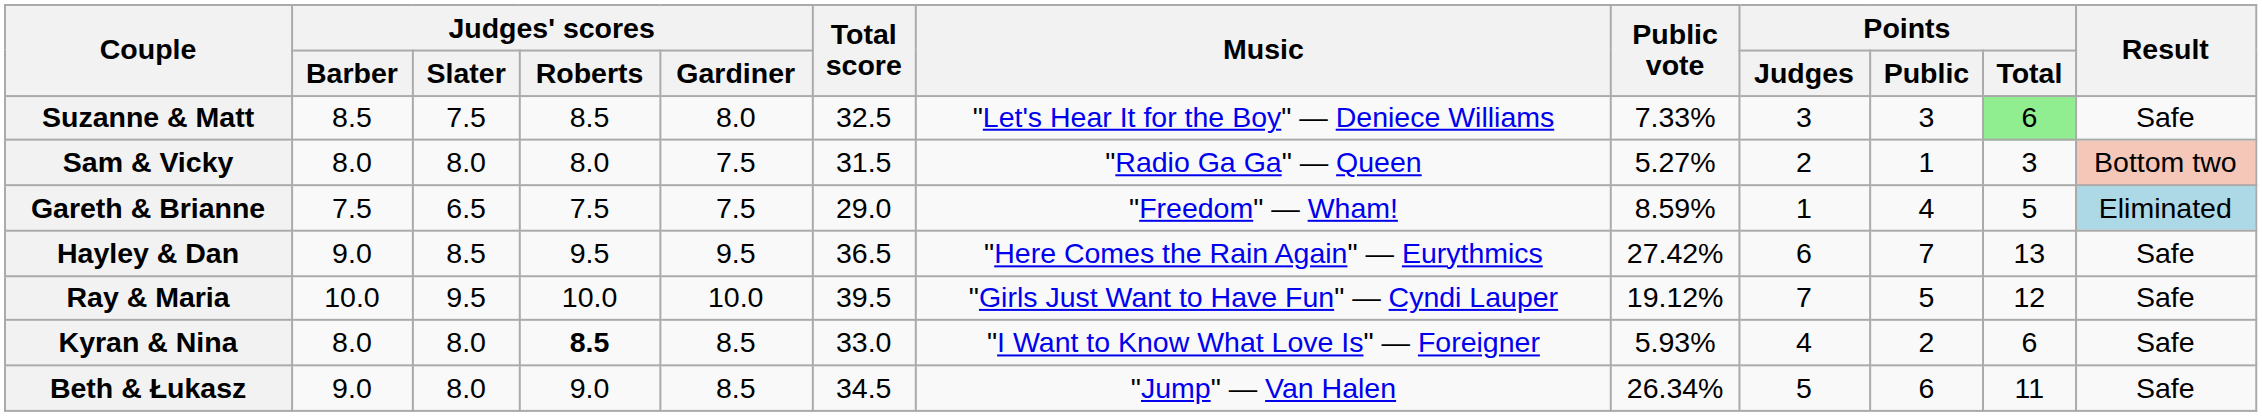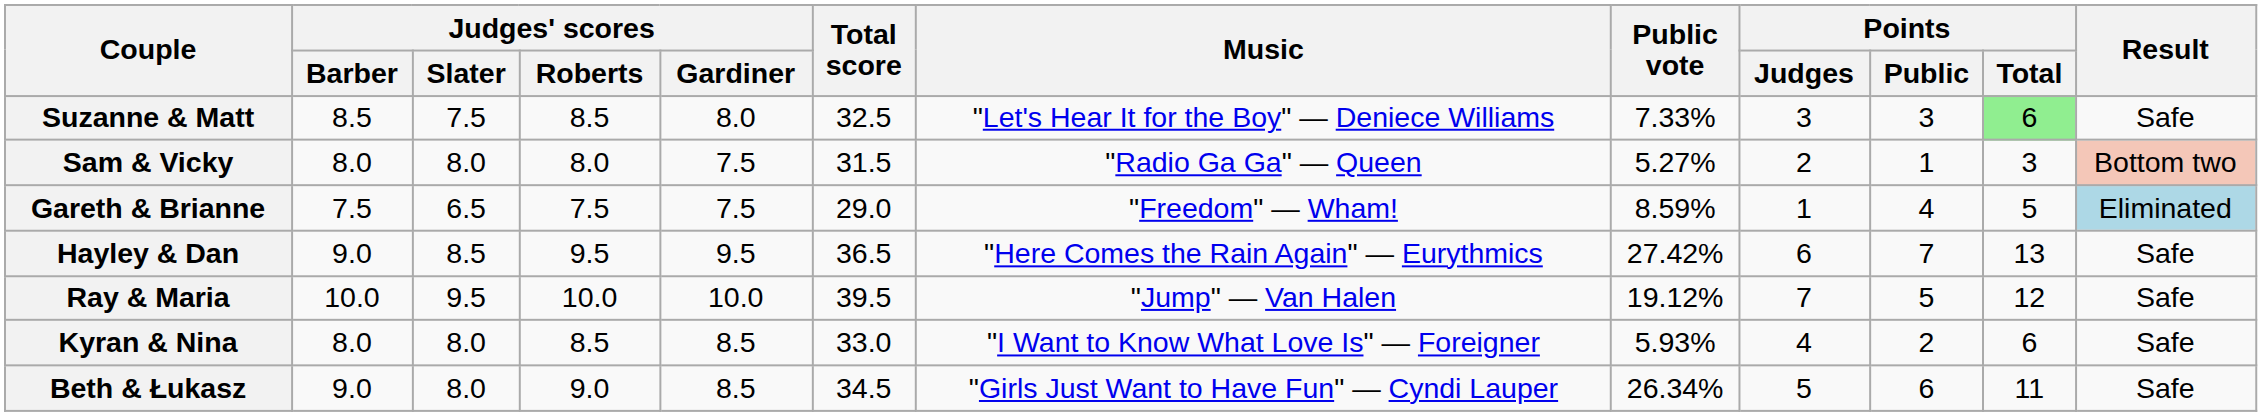(1263, 298) "Girls Just Want to Have Fun" — Cyndi Lauper -> (1263, 298) "Jump" — Van Halen
(590, 343) bold -> (590, 343) normal
(1263, 388) "Jump" — Van Halen -> (1263, 388) "Girls Just Want to Have Fun" — Cyndi Lauper
